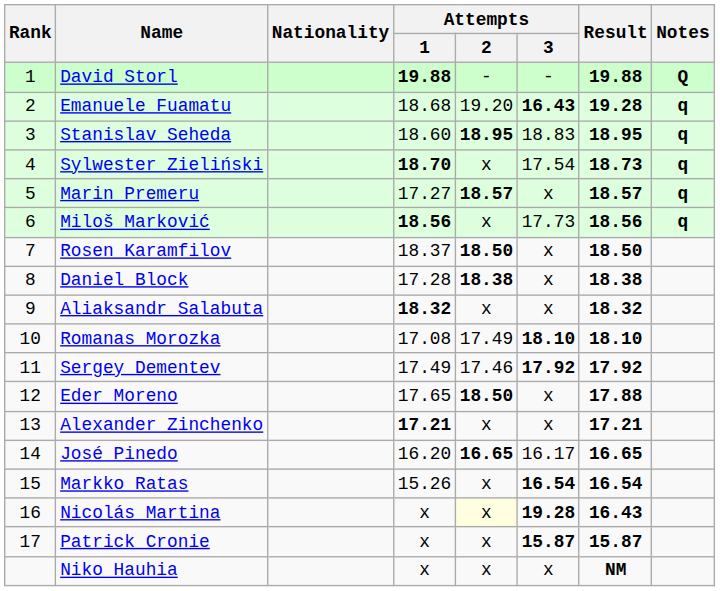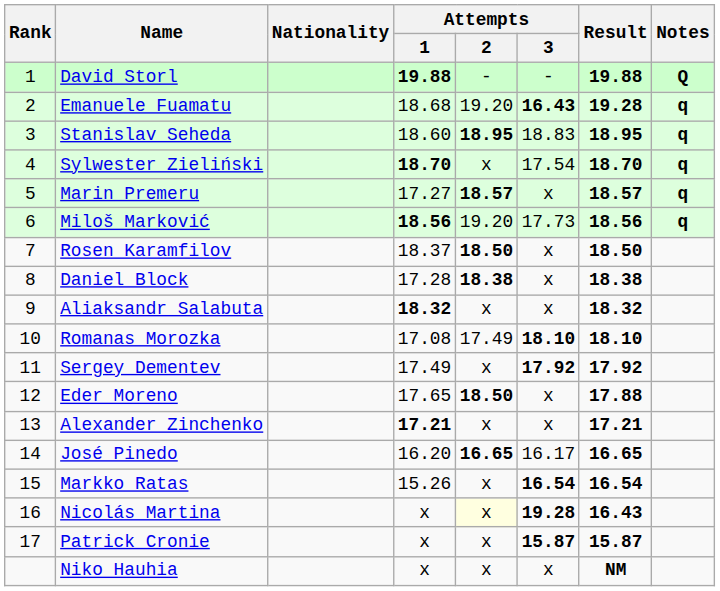(616, 164) 18.73 -> (616, 164) 18.70
(486, 222) x -> (486, 222) 19.20
(486, 368) 17.46 -> (486, 368) x
